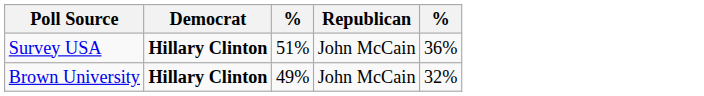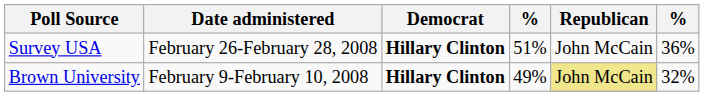+ column: (263, 18)
(367, 76) no background -> (604, 76) khaki background
